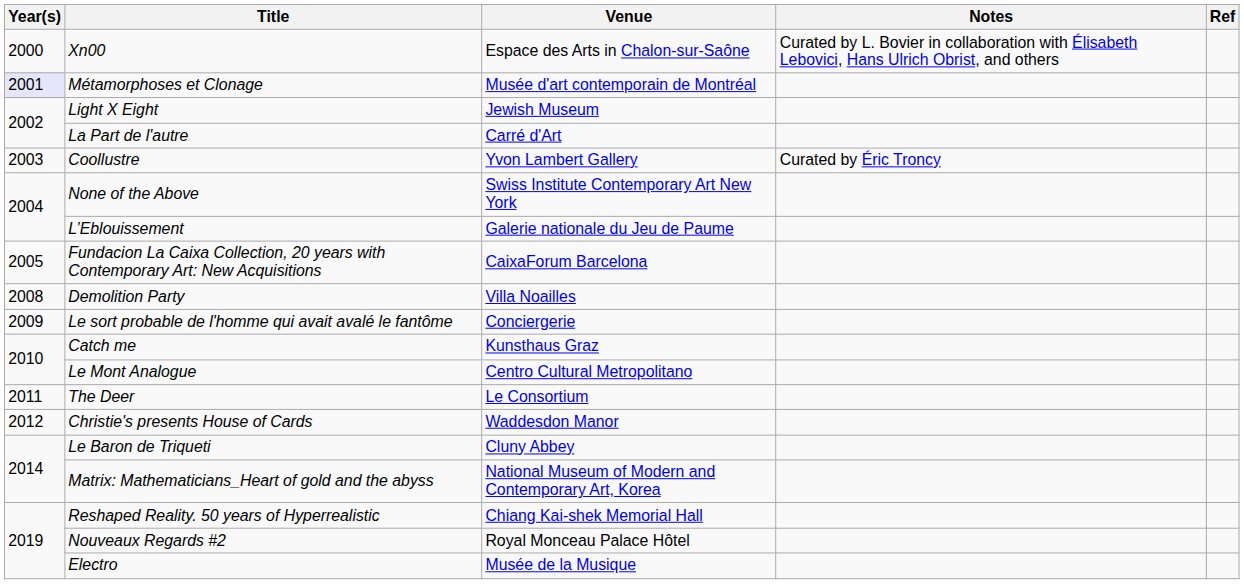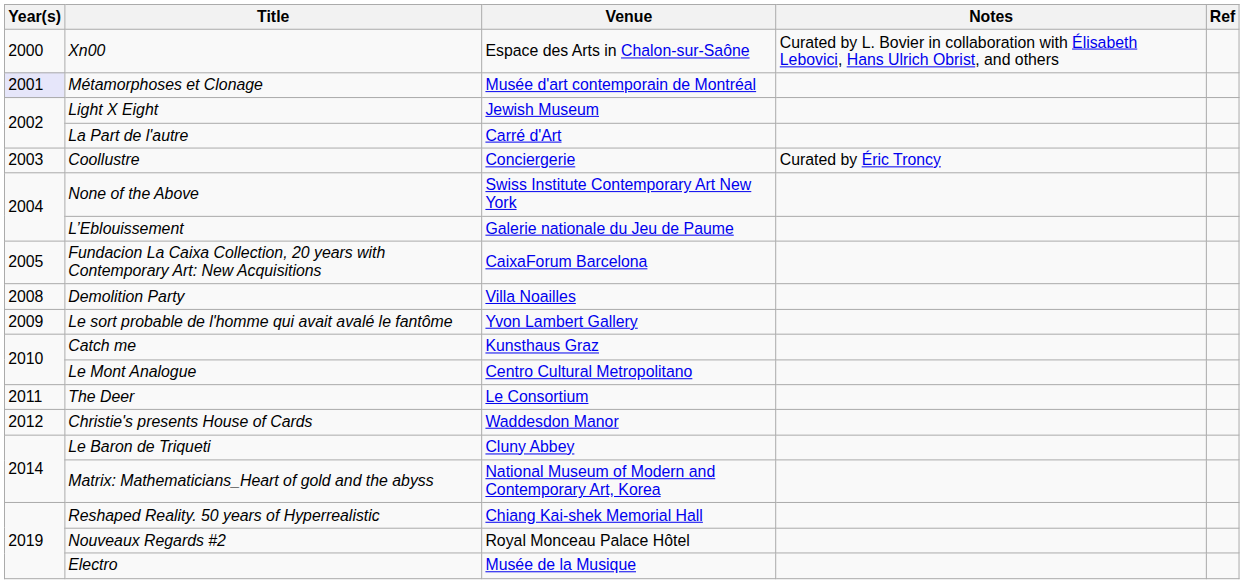(562, 160) Yvon Lambert Gallery -> (530, 160) Conciergerie
(530, 321) Conciergerie -> (562, 321) Yvon Lambert Gallery
